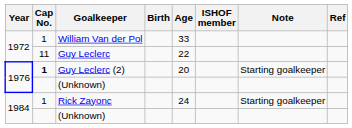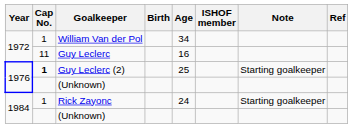(184, 39) 33 -> (184, 39) 34
(184, 54) 22 -> (184, 54) 16
(184, 70) 20 -> (184, 70) 25
